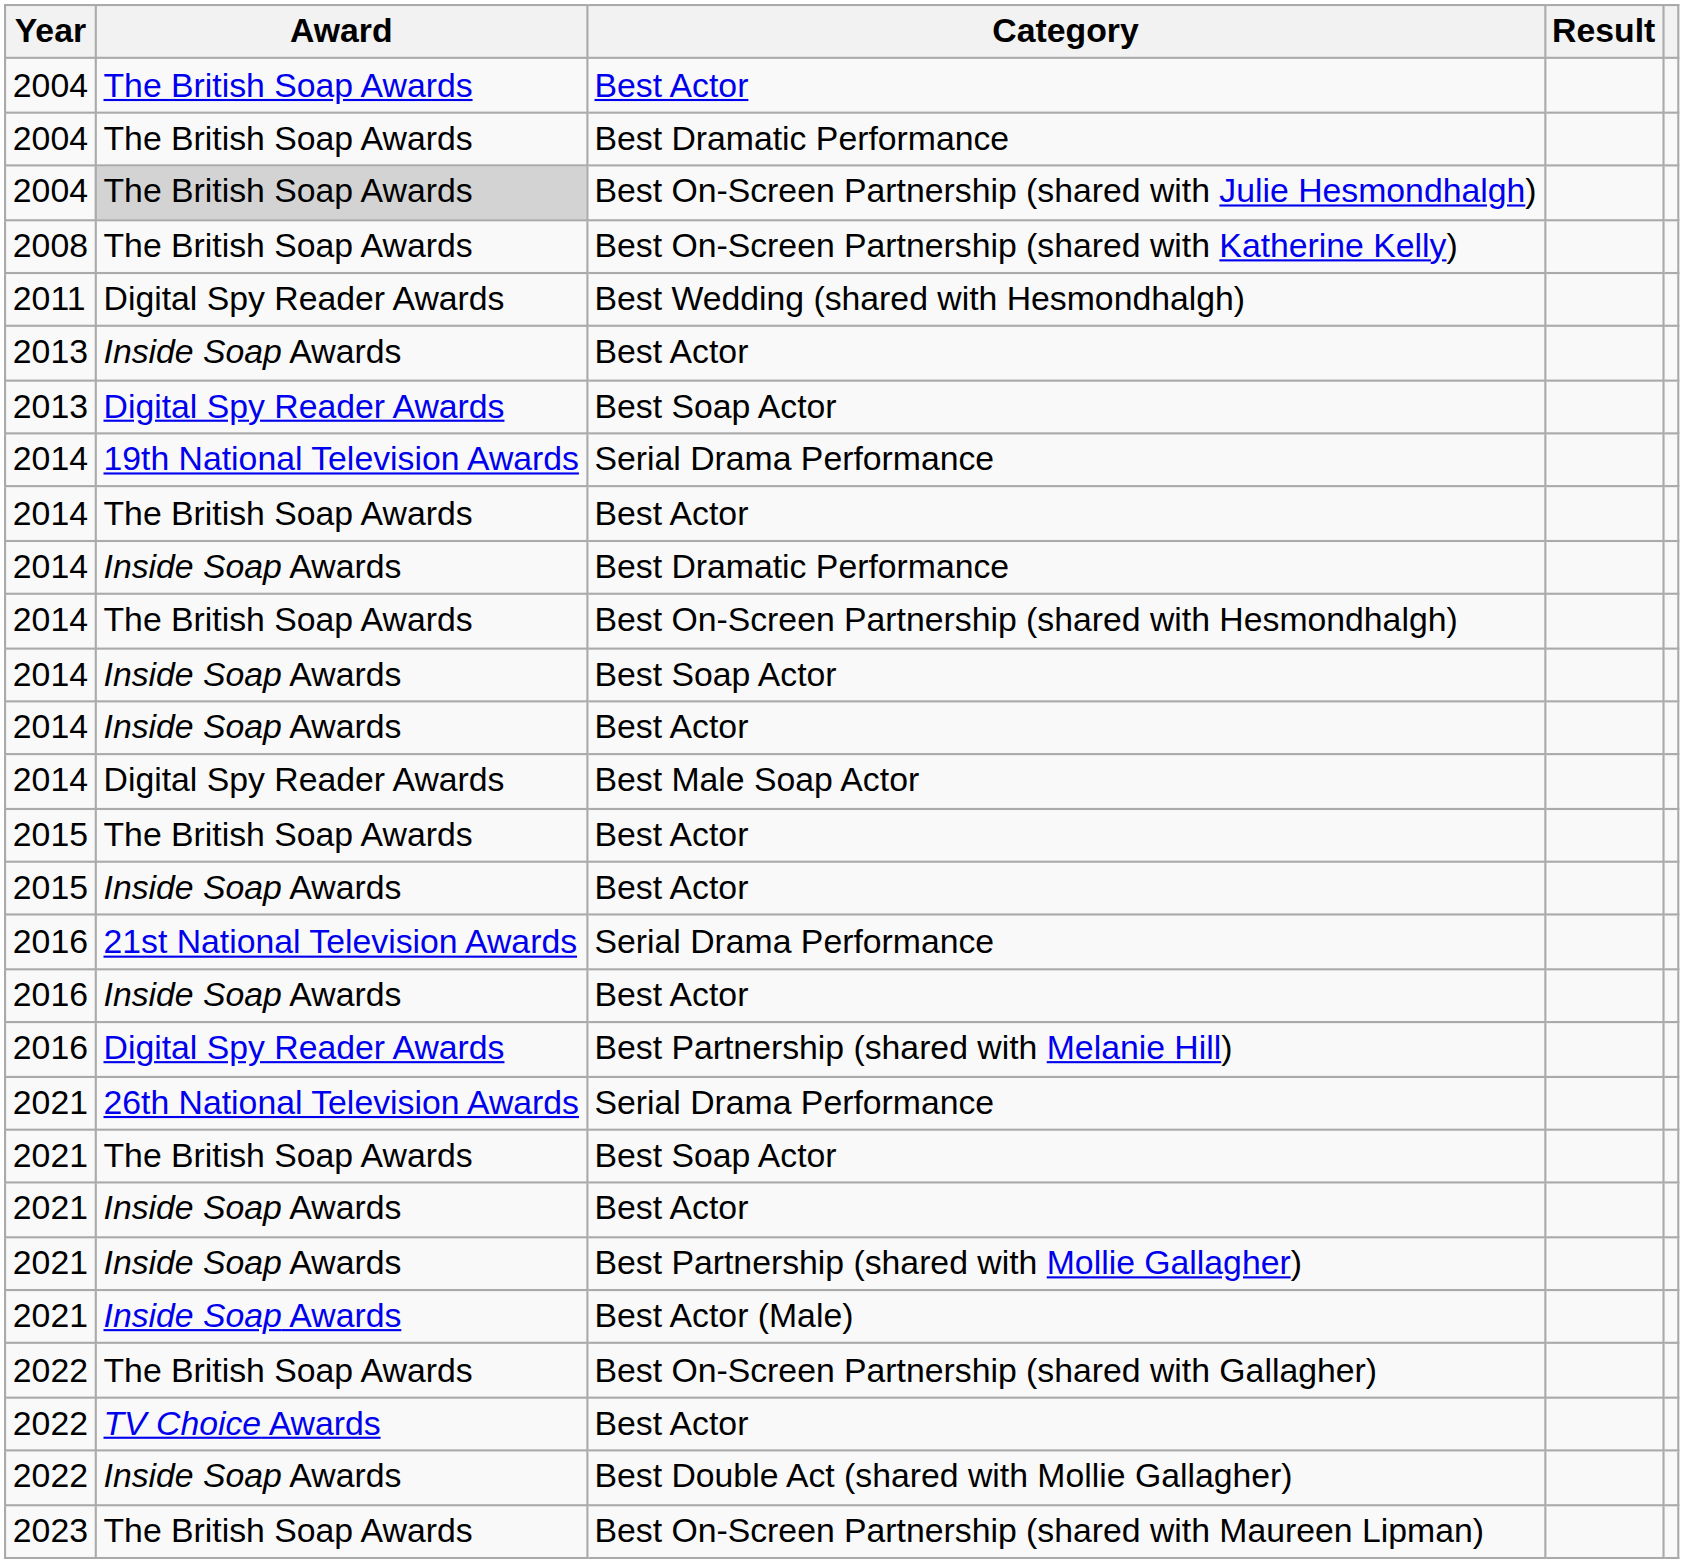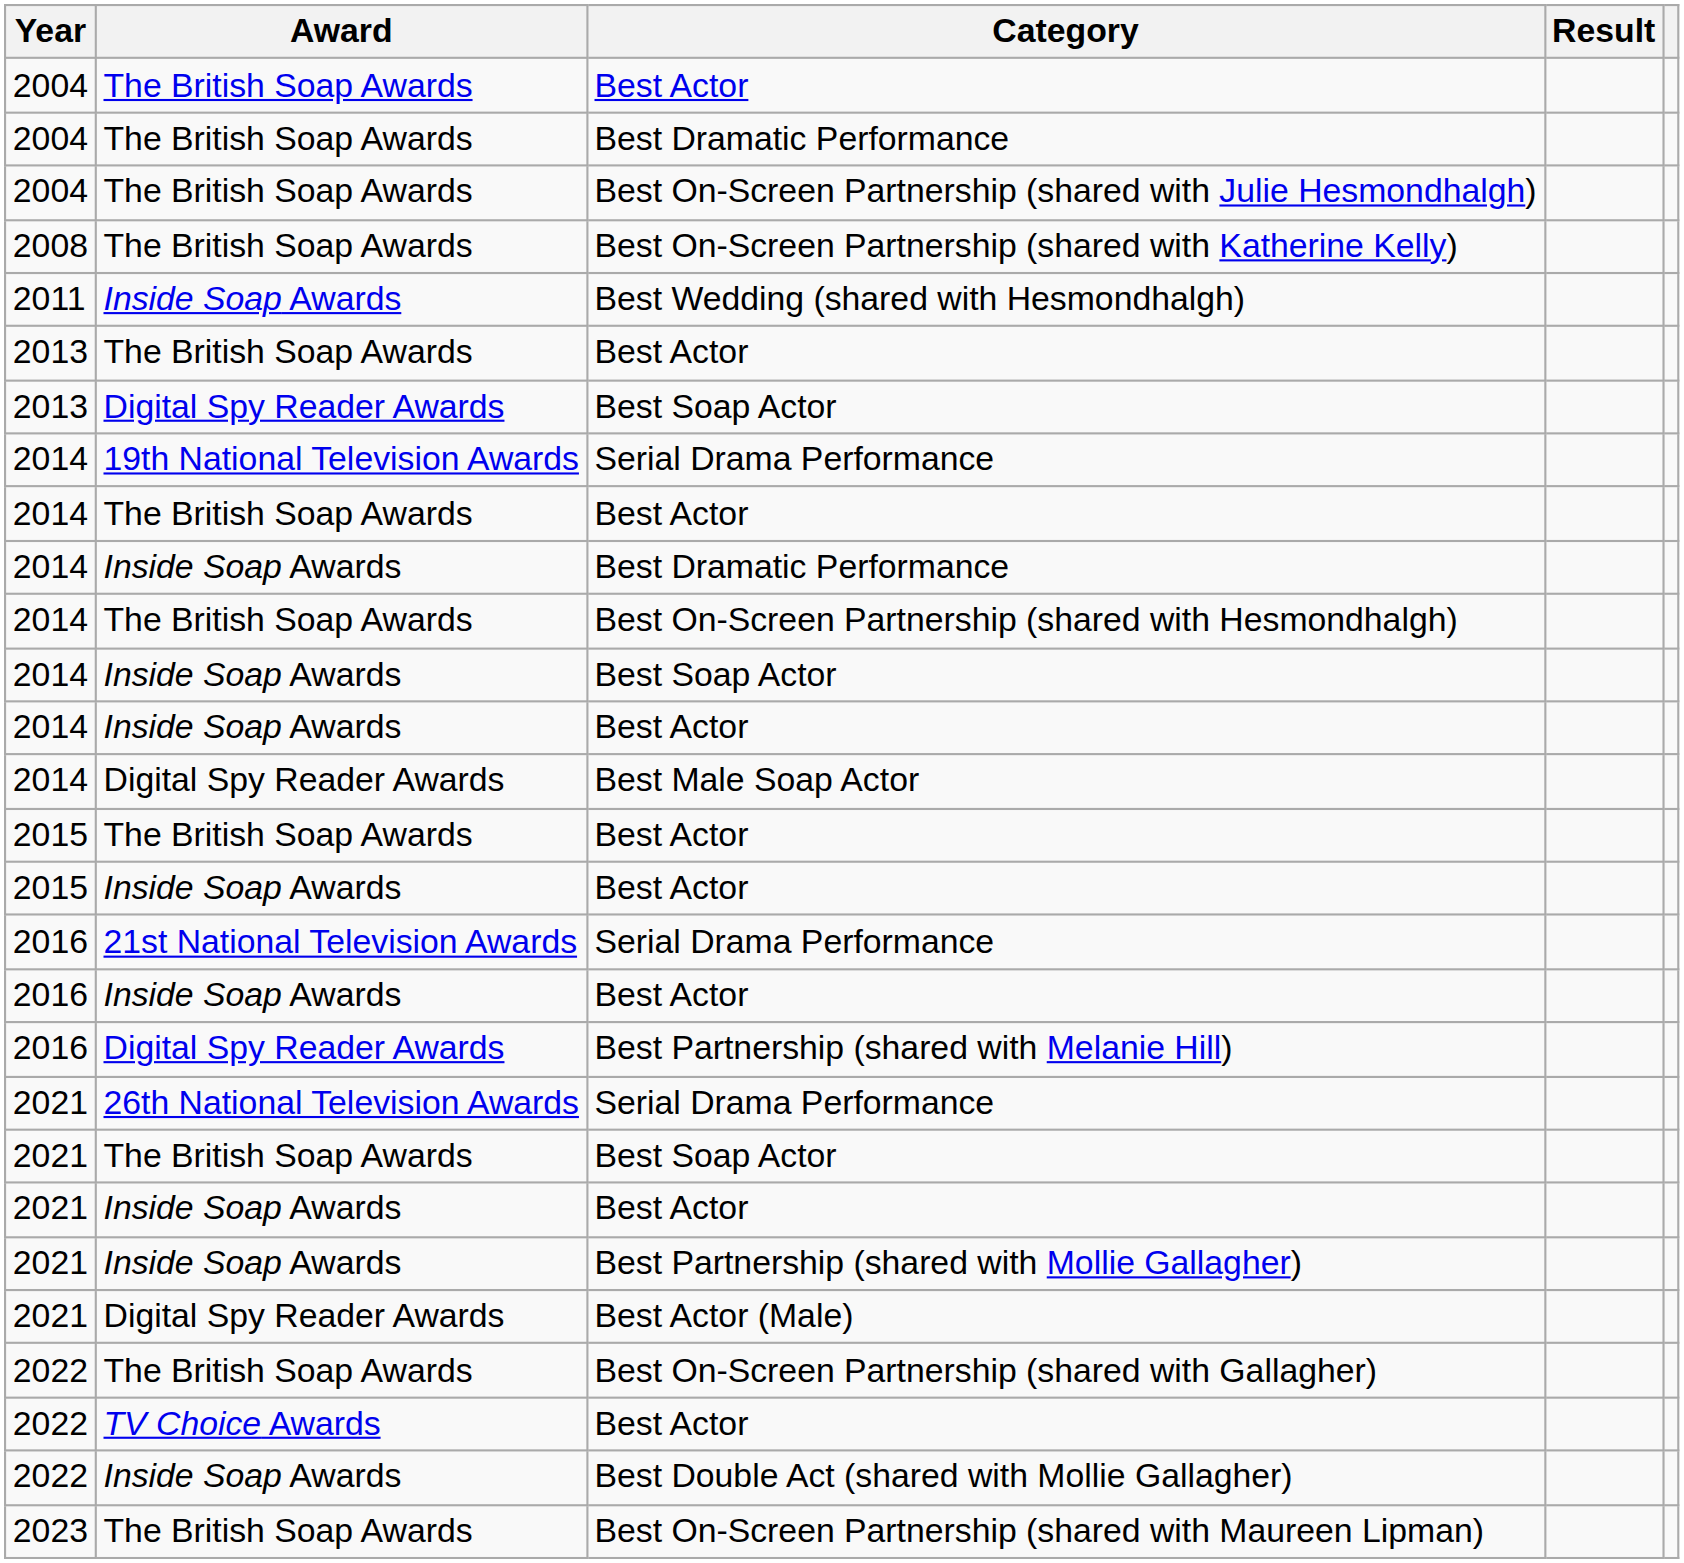(288, 191) lightgrey background -> (288, 191) no background
(304, 298) Digital Spy Reader Awards -> (252, 298) Inside Soap Awards
(252, 352) Inside Soap Awards -> (288, 352) The British Soap Awards
(252, 1316) Inside Soap Awards -> (304, 1316) Digital Spy Reader Awards
